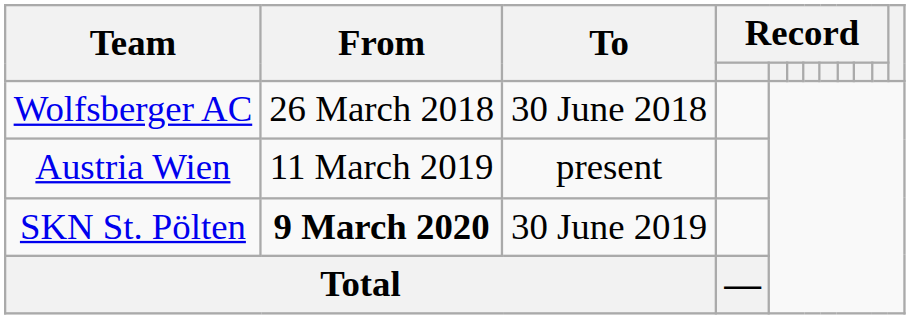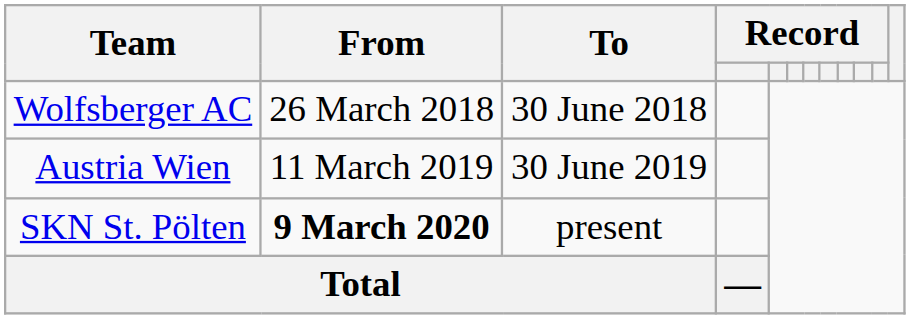(609, 167) present -> (609, 167) 30 June 2019
(609, 225) 30 June 2019 -> (609, 225) present
